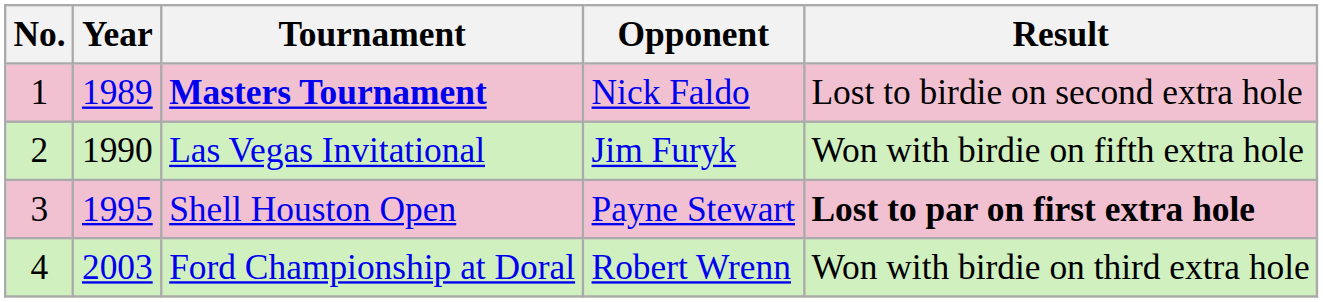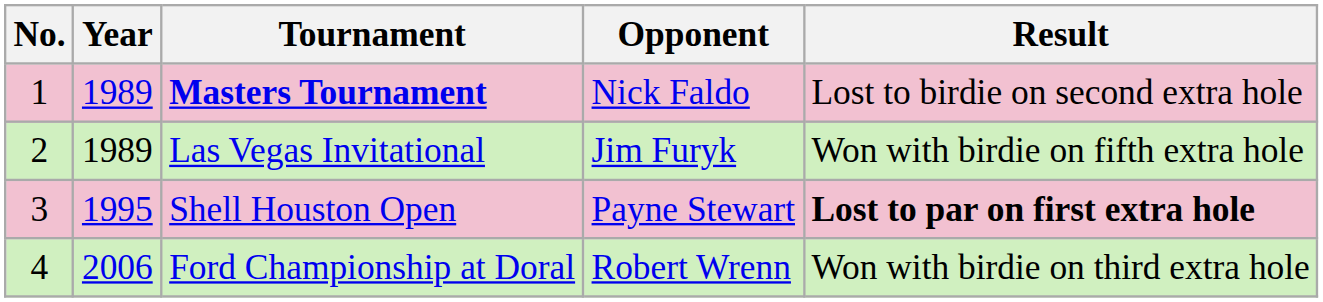(117, 150) 1990 -> (117, 150) 1989
(117, 267) 2003 -> (117, 267) 2006
